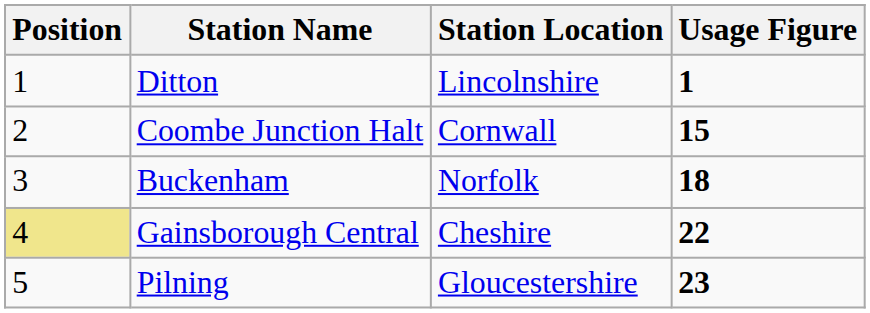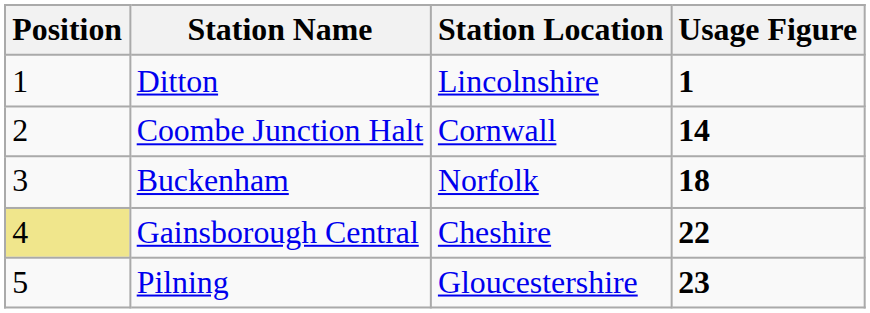(694, 130) 15 -> (694, 130) 14
